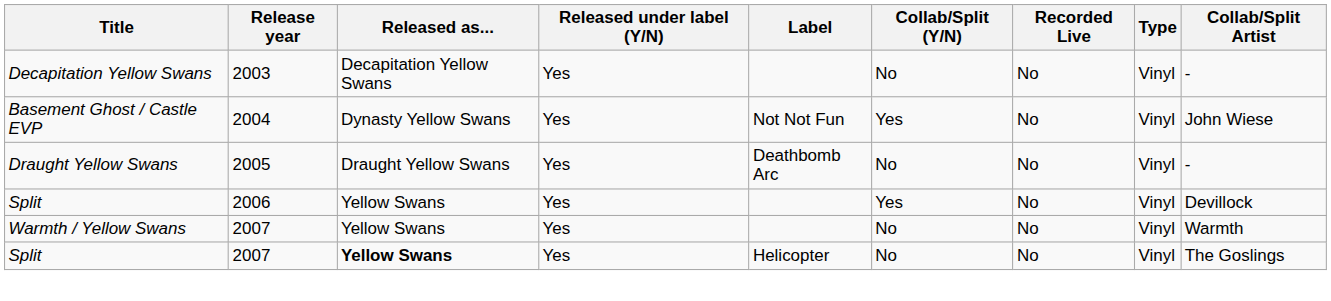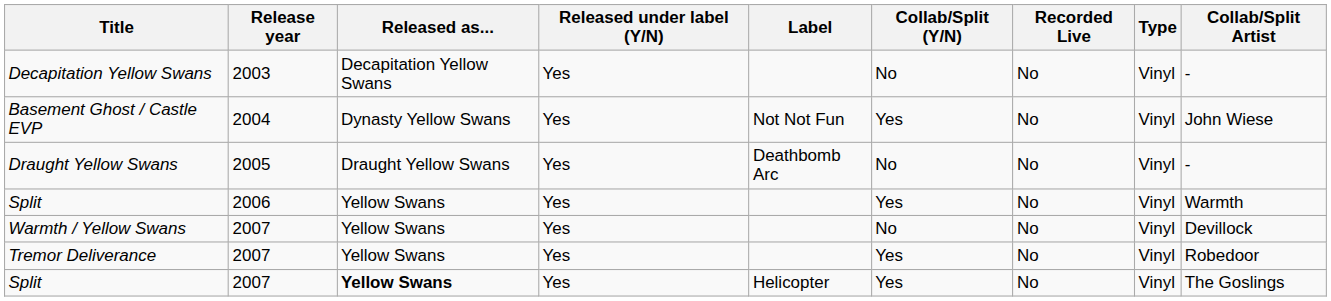(1219, 201) Devillock -> (1214, 201) Warmth
(1214, 228) Warmth -> (1219, 228) Devillock
+ row: (82, 255)
(886, 255) No -> (889, 282) Yes
